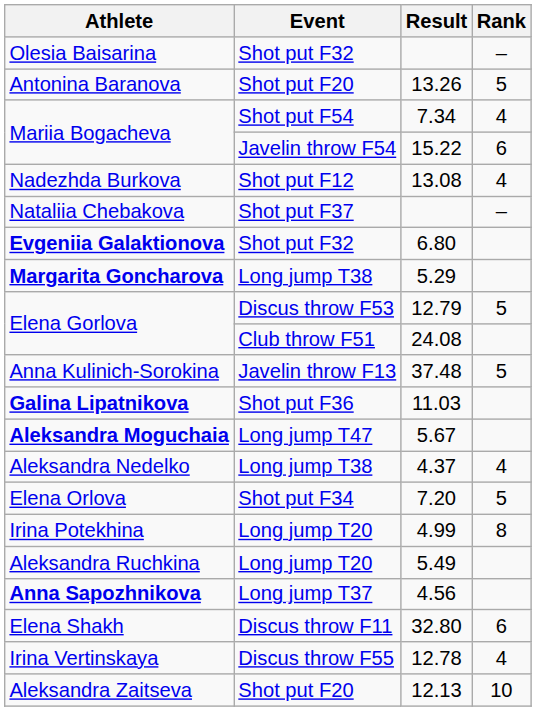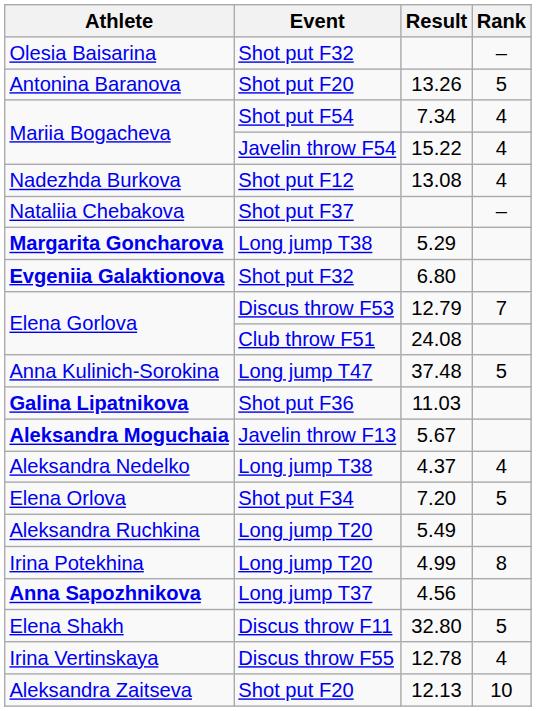(501, 148) 6 -> (501, 148) 4
rows swapped: (117, 244) <-> (116, 276)
(501, 308) 5 -> (501, 308) 7
(317, 371) Javelin throw F13 -> (305, 371) Long jump T47
(305, 435) Long jump T47 -> (317, 435) Javelin throw F13
rows swapped: (77, 531) <-> (105, 562)
(501, 626) 6 -> (501, 626) 5
